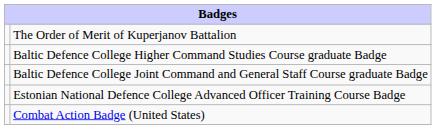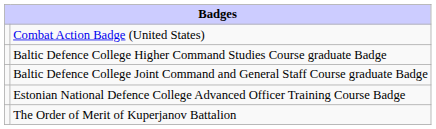rows swapped: (109, 114) <-> (125, 34)
